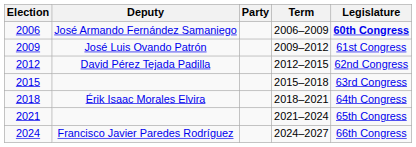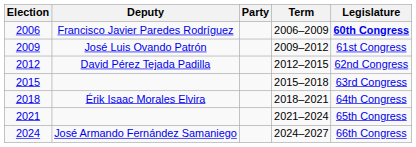(146, 30) José Armando Fernández Samaniego -> (146, 30) Francisco Javier Paredes Rodríguez
(146, 133) Francisco Javier Paredes Rodríguez -> (146, 133) José Armando Fernández Samaniego
